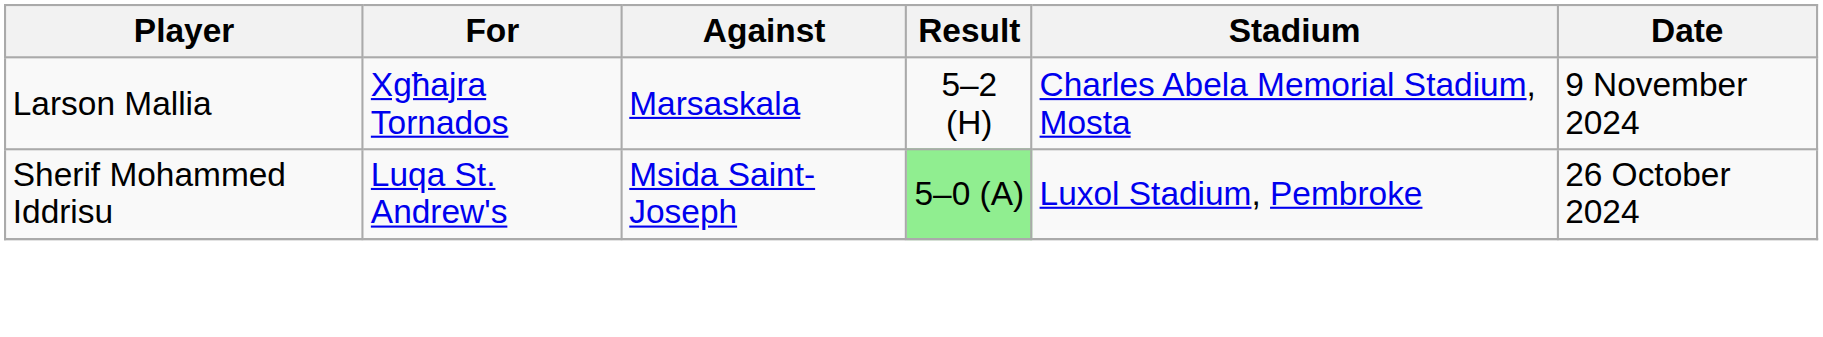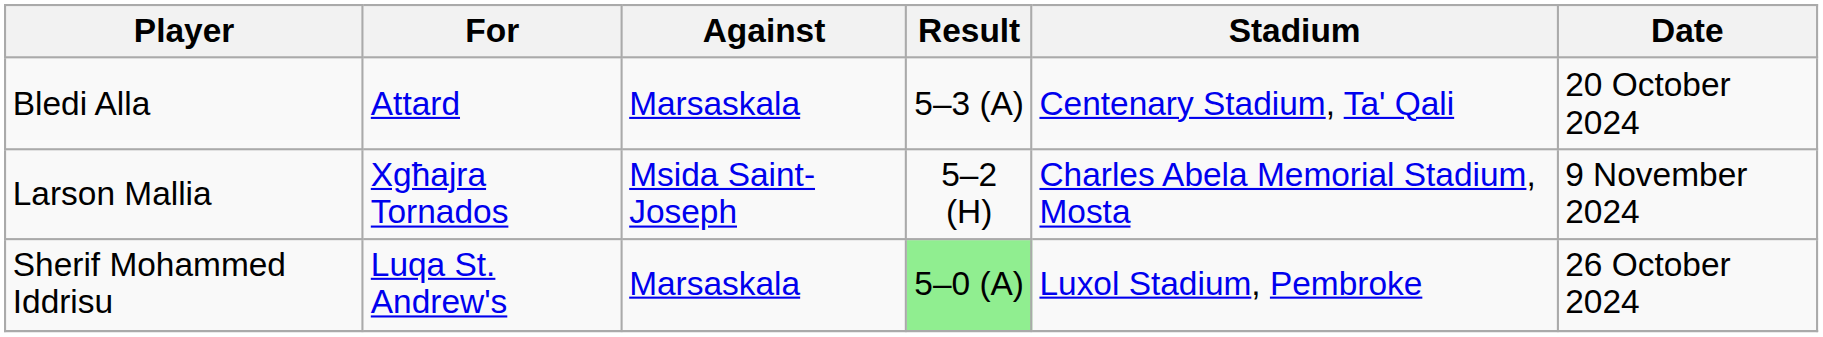+ row: (82, 102)
(715, 102) Marsaskala -> (722, 193) Msida Saint-Joseph
(722, 193) Msida Saint-Joseph -> (715, 284) Marsaskala
